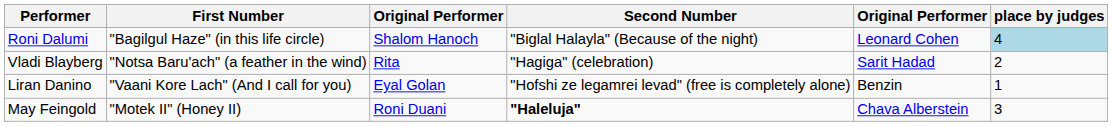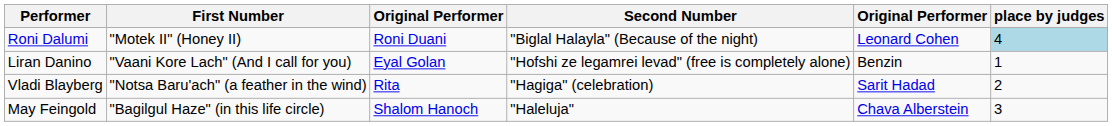(217, 39) "Bagilgul Haze" (in this life circle) -> (175, 39) "Motek II" (Honey II)
(426, 39) Shalom Hanoch -> (410, 39) Roni Duani
rows swapped: (55, 62) <-> (50, 86)
(175, 109) "Motek II" (Honey II) -> (217, 109) "Bagilgul Haze" (in this life circle)
(410, 109) Roni Duani -> (426, 109) Shalom Hanoch
(545, 109) bold -> (542, 109) normal
